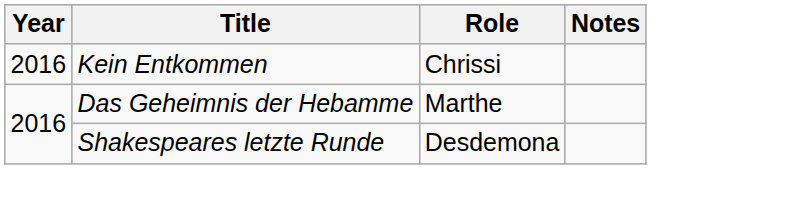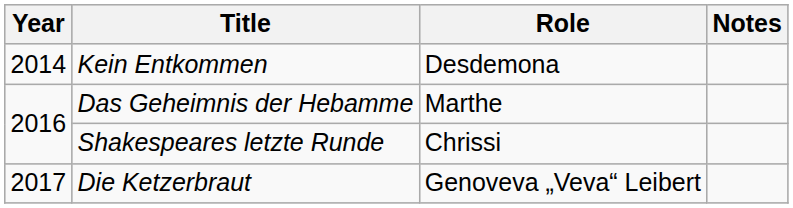(38, 63) 2016 -> (38, 63) 2014
(463, 63) Chrissi -> (492, 63) Desdemona
(492, 143) Desdemona -> (463, 143) Chrissi
+ row: (164, 182)
